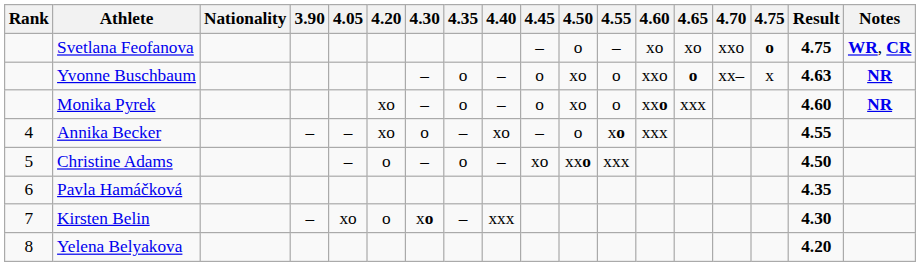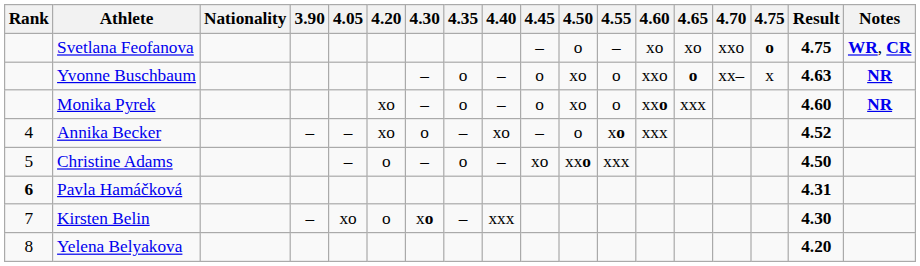(816, 133) 4.55 -> (816, 133) 4.52
(29, 190) normal -> (29, 190) bold
(816, 190) 4.35 -> (816, 190) 4.31
